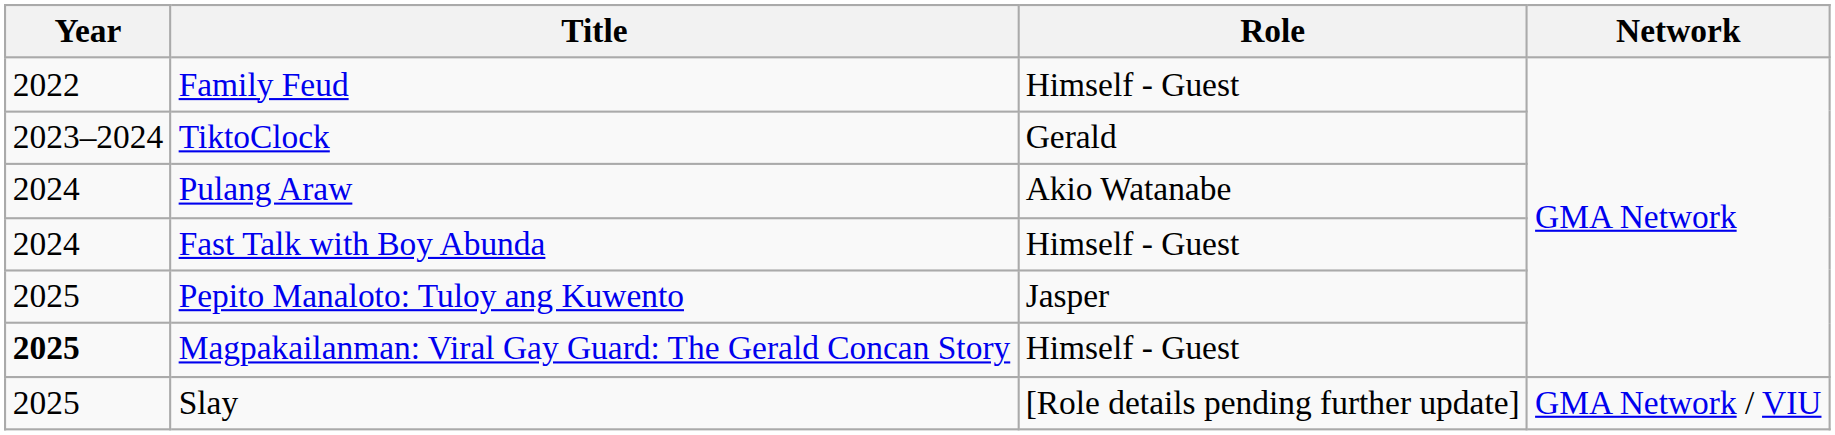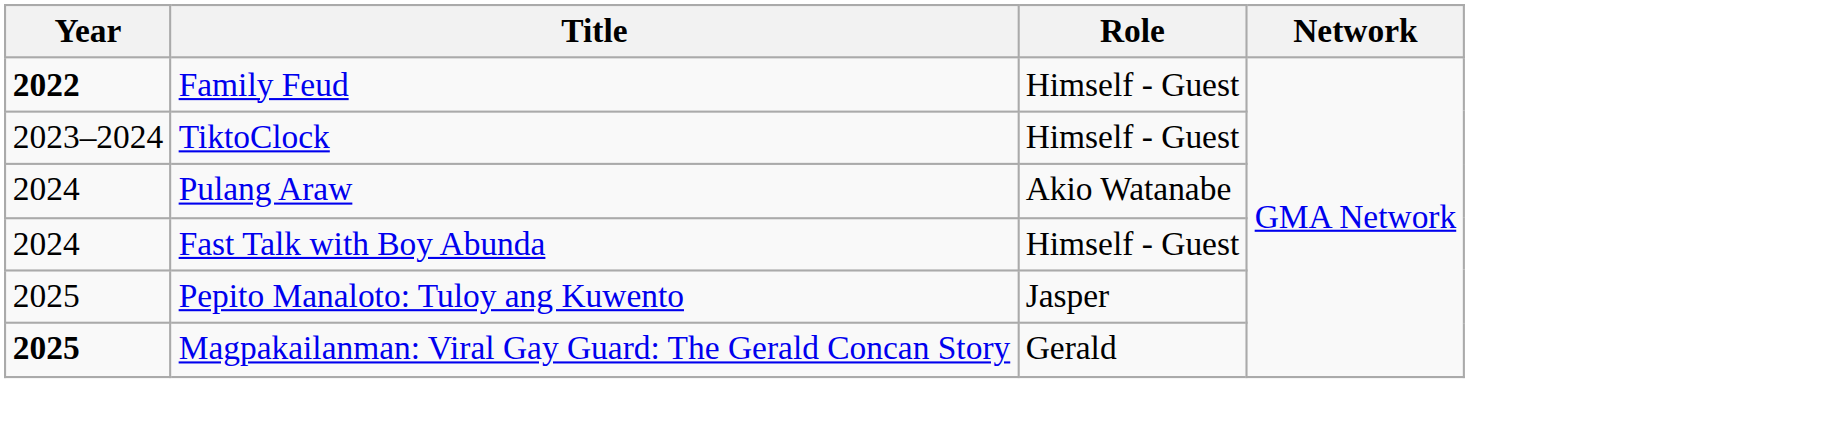(46, 84) normal -> (46, 84) bold
(1071, 137) Gerald -> (1132, 137) Himself - Guest
(1132, 349) Himself - Guest -> (1071, 349) Gerald
- row: (208, 402)
